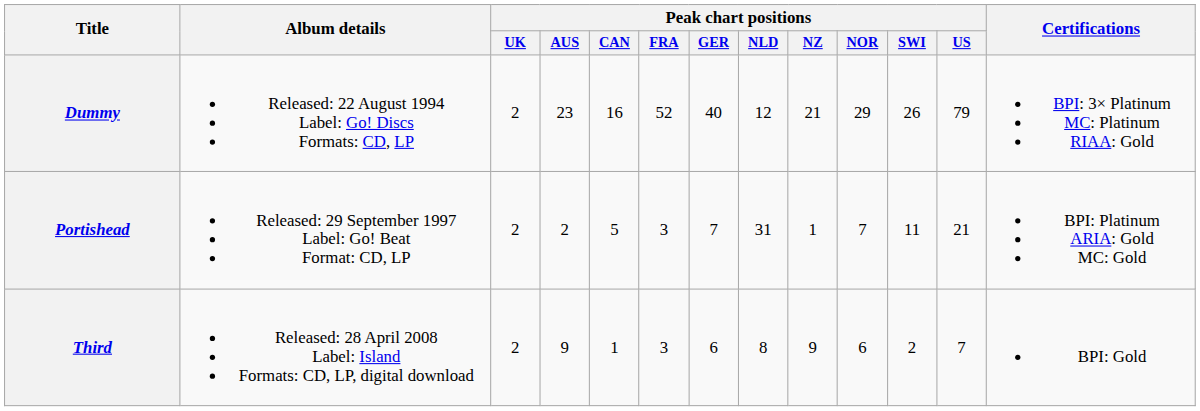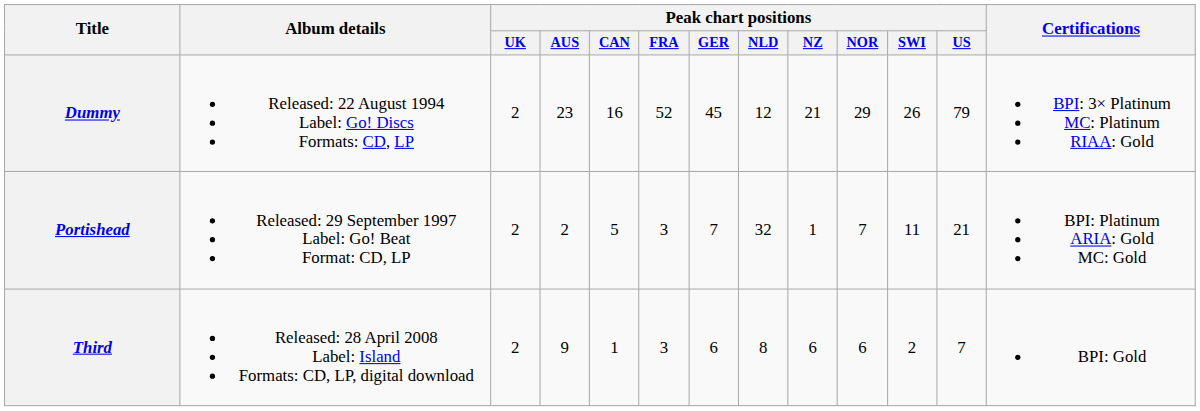(714, 113) 40 -> (714, 113) 45
(763, 230) 31 -> (763, 230) 32
(813, 347) 9 -> (813, 347) 6
